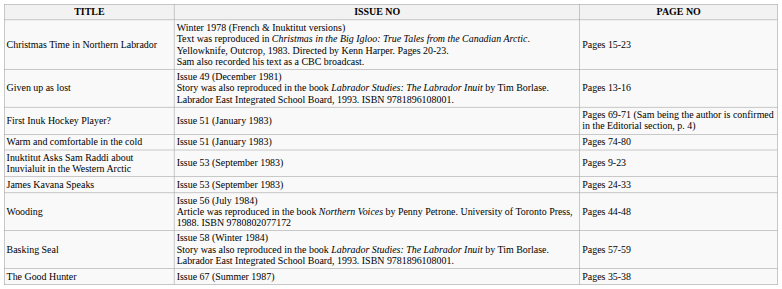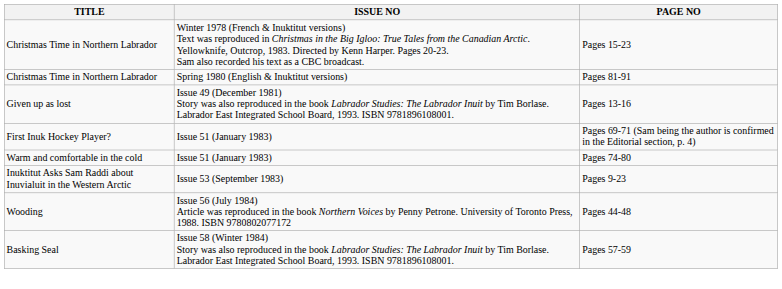+ row: (607, 77)
- row: (607, 184)
- row: (607, 276)
